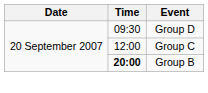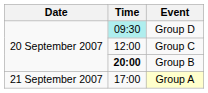(127, 29) no background -> (127, 29) paleturquoise background
+ row: (175, 79)
